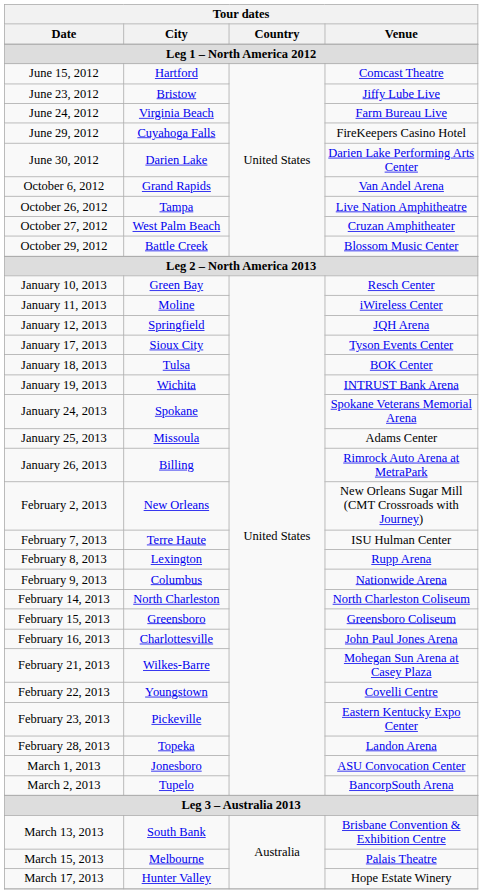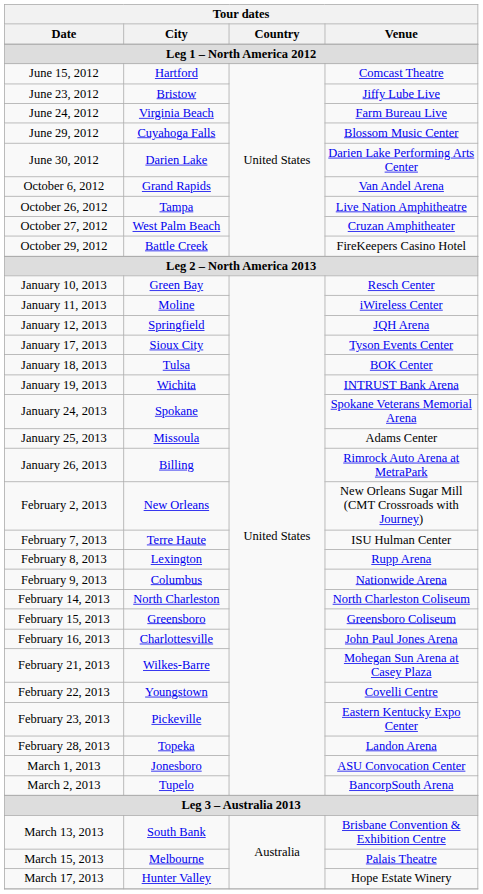(401, 133) FireKeepers Casino Hotel -> (401, 133) Blossom Music Center
(401, 246) Blossom Music Center -> (401, 246) FireKeepers Casino Hotel
